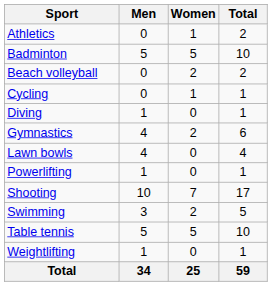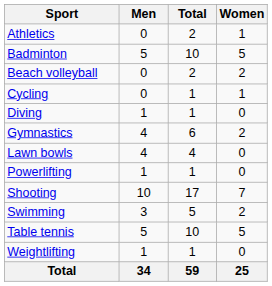columns swapped: (193, 14) <-> (243, 14)
